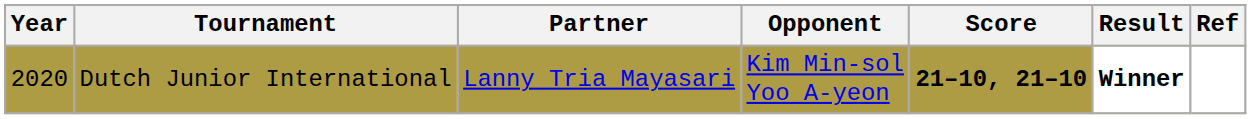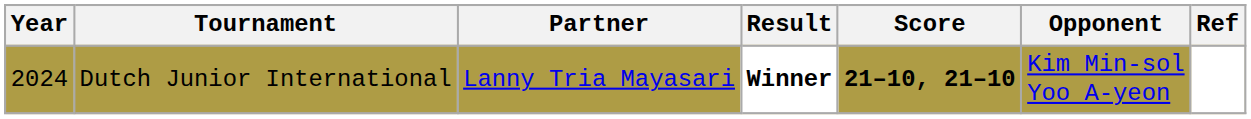columns swapped: (825, 25) <-> (1142, 25)
(39, 79) 2020 -> (39, 79) 2024
